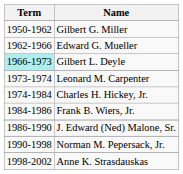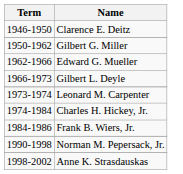+ row: (93, 29)
(29, 62) paleturquoise background -> (29, 78) no background
- row: (116, 128)
